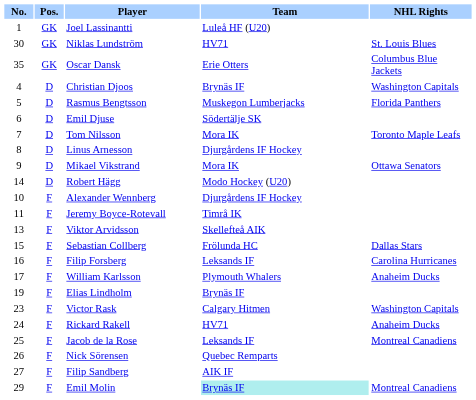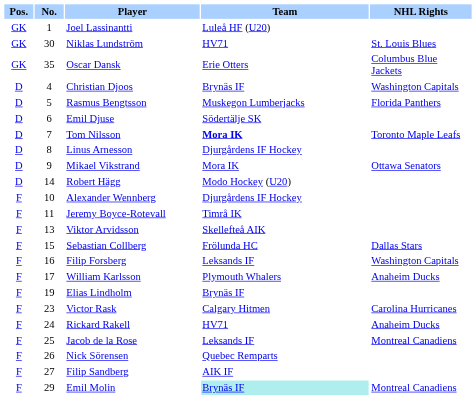columns swapped: (49, 11) <-> (19, 11)
(221, 134) normal -> (222, 134) bold
(414, 261) Carolina Hurricanes -> (415, 261) Washington Capitals
(415, 308) Washington Capitals -> (414, 308) Carolina Hurricanes
